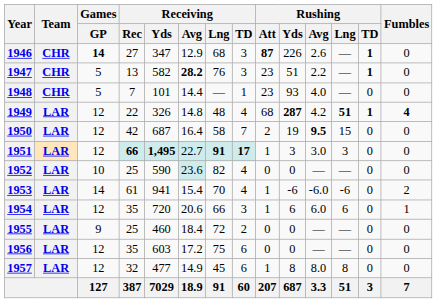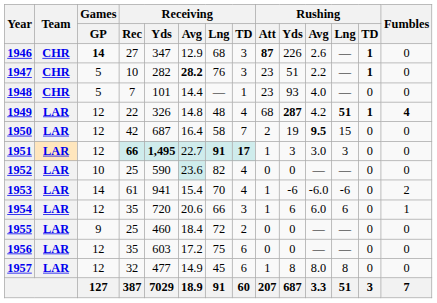(132, 72) 13 -> (132, 72) 10
(162, 72) 582 -> (162, 72) 282
